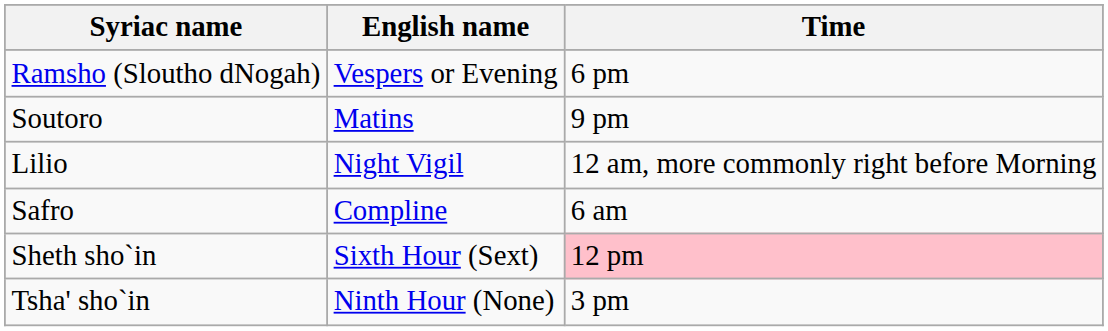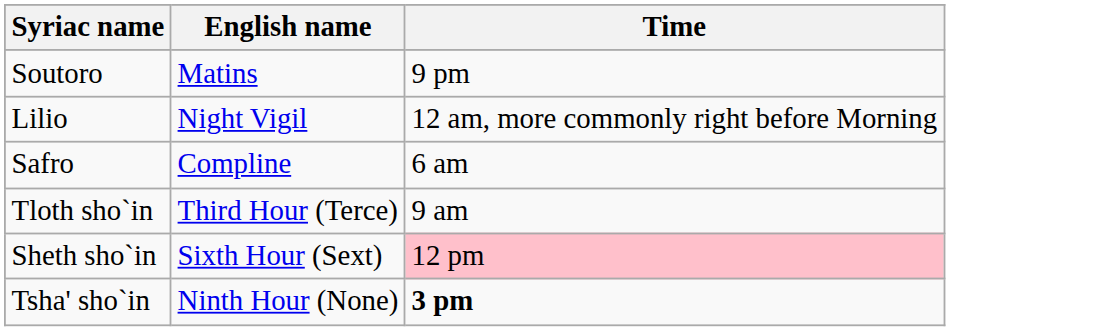- row: (166, 73)
+ row: (82, 210)
(600, 301) normal -> (442, 301) bold
